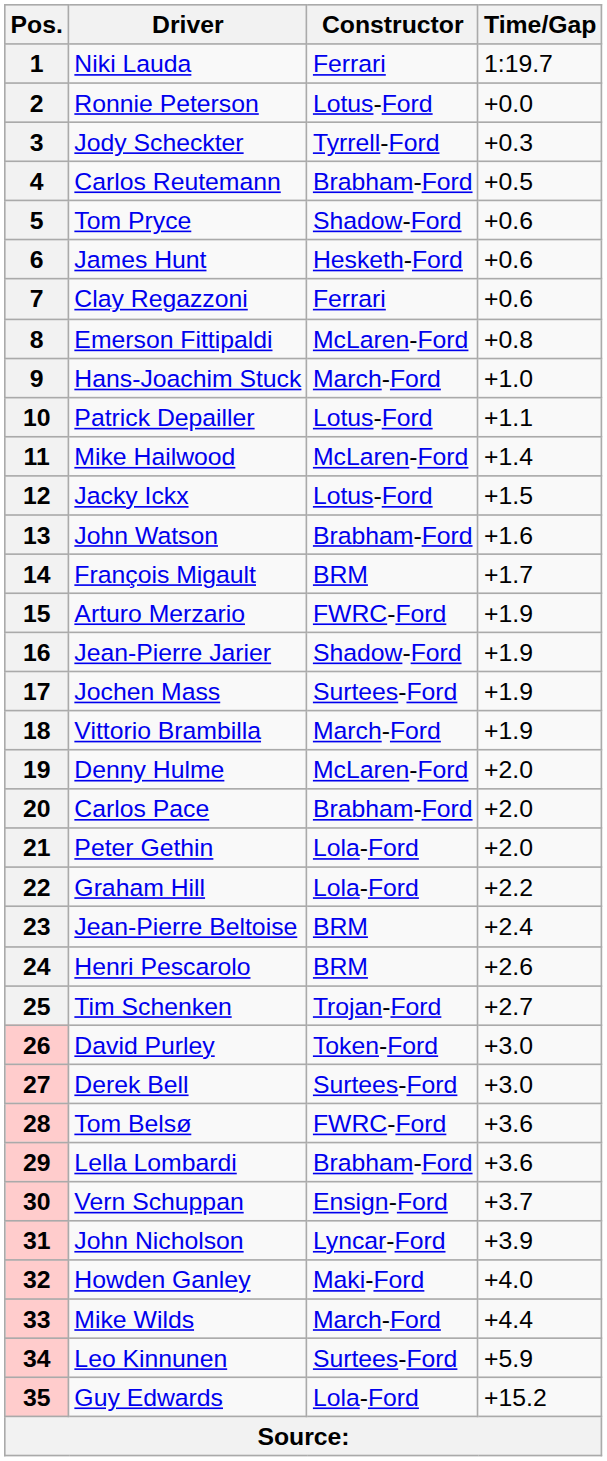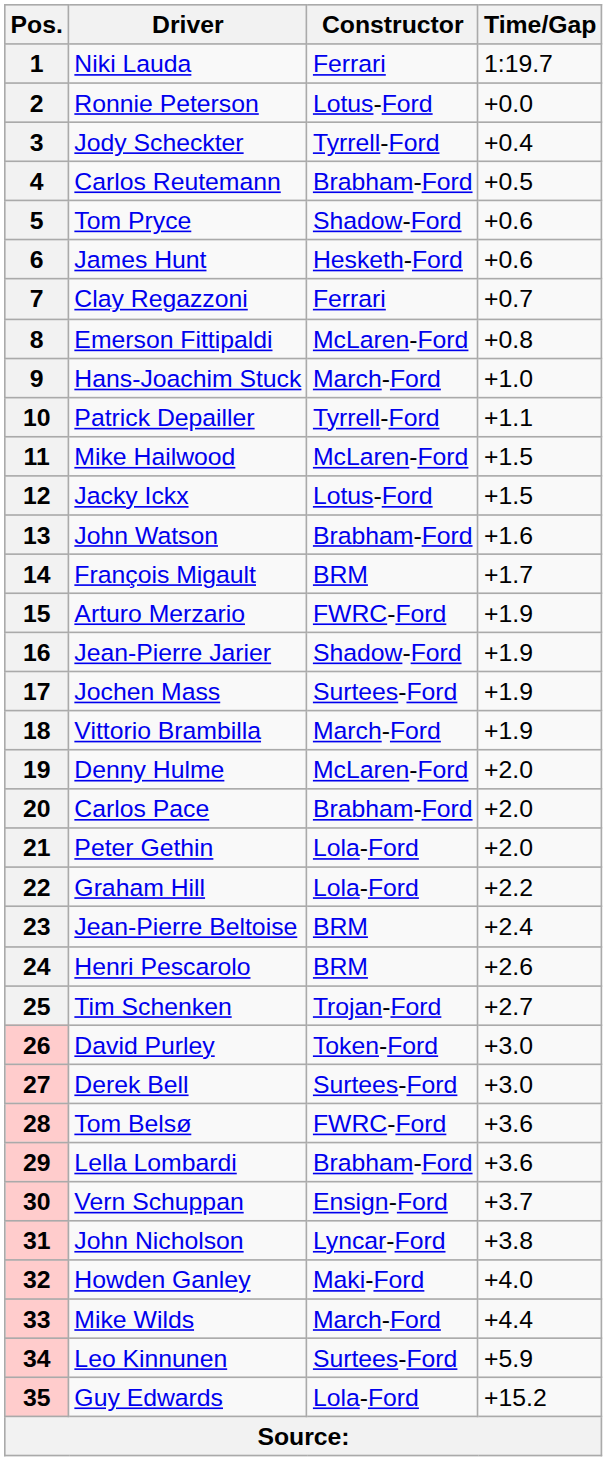(508, 142) +0.3 -> (508, 142) +0.4
(508, 299) +0.6 -> (508, 299) +0.7
(373, 417) Lotus-Ford -> (376, 417) Tyrrell-Ford
(508, 456) +1.4 -> (508, 456) +1.5
(508, 1240) +3.9 -> (508, 1240) +3.8
